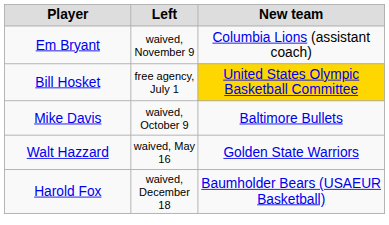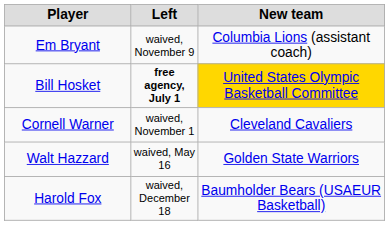(164, 82) normal -> (164, 86) bold
- row: (68, 118)
+ row: (68, 124)
